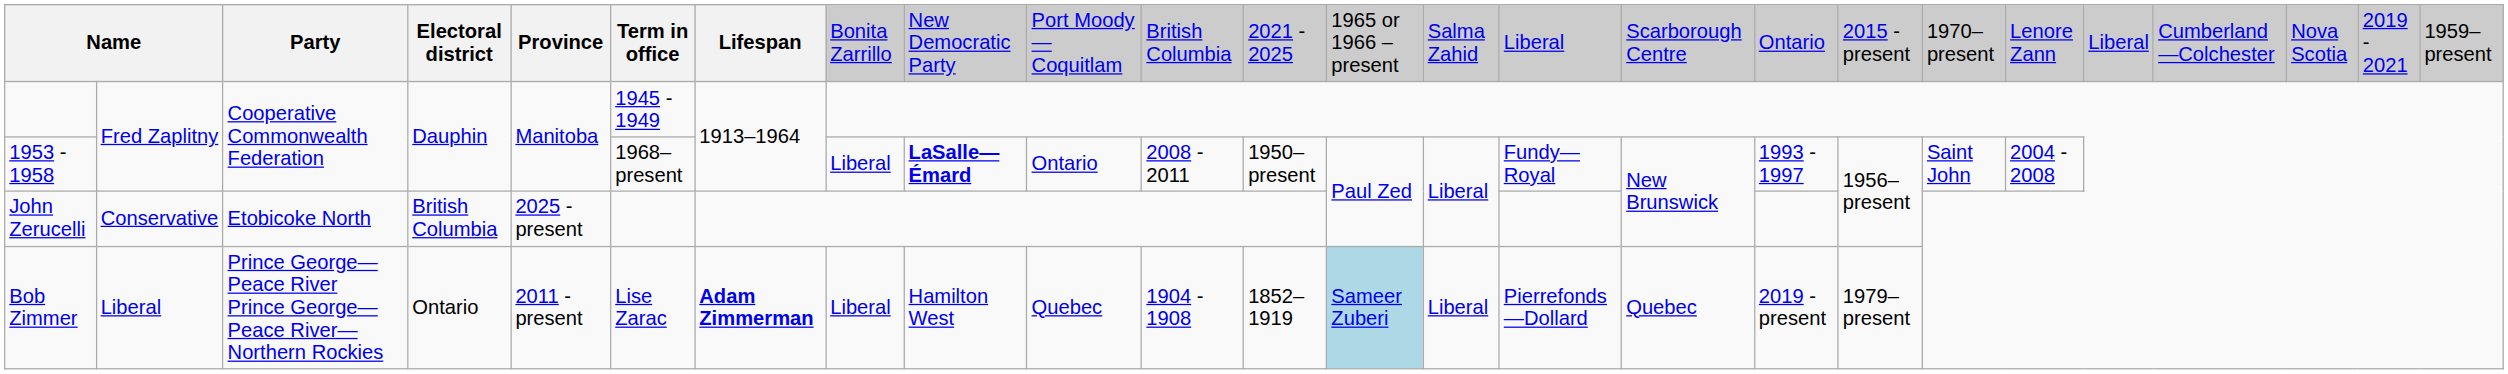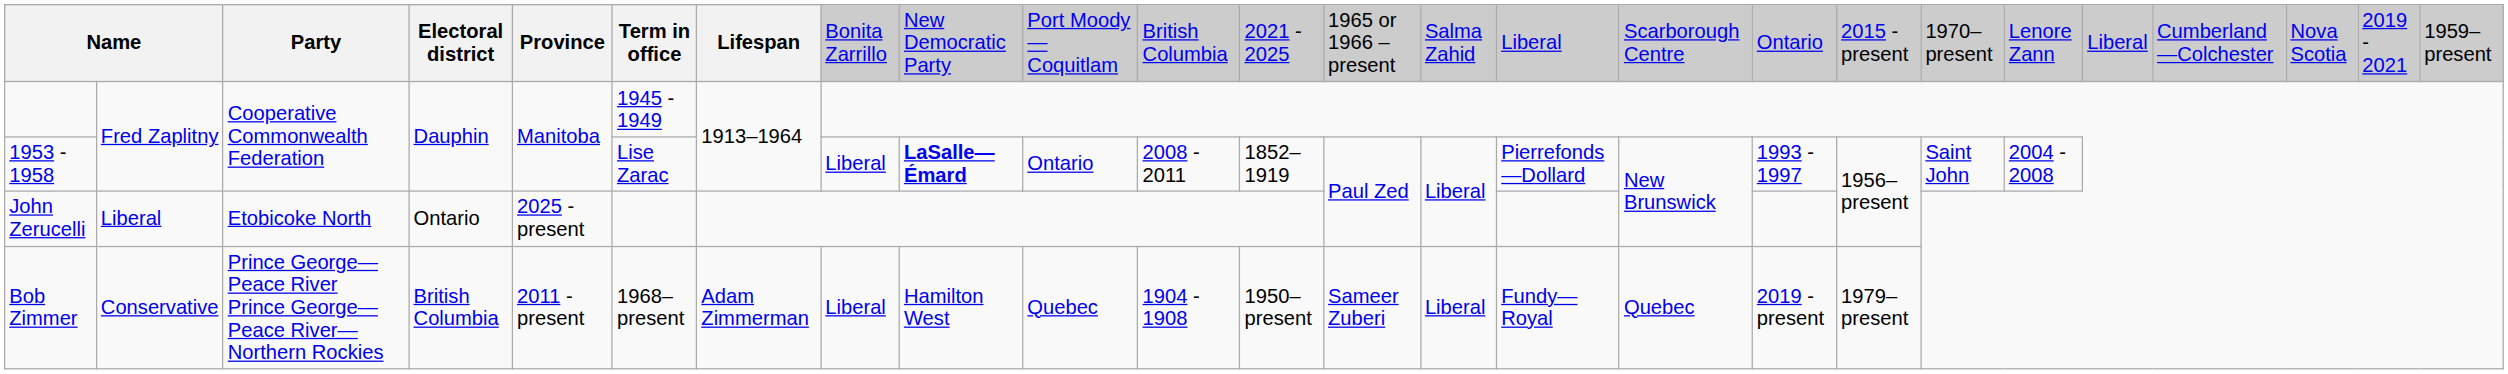(649, 163) 1968–present -> (643, 163) Lise Zarac
(1282, 163) 1950–present -> (1273, 163) 1852–1919
(1542, 163) Fundy—Royal -> (1553, 163) Pierrefonds—Dollard
(159, 218) Conservative -> (131, 218) Liberal
(455, 218) British Columbia -> (447, 218) Ontario
(131, 307) Liberal -> (160, 307) Conservative
(445, 307) Ontario -> (456, 307) British Columbia
(641, 307) Lise Zarac -> (651, 307) 1968–present
(756, 307) bold -> (755, 307) normal
(1276, 307) 1852–1919 -> (1278, 307) 1950–present
(1367, 307) lightblue background -> (1363, 307) no background
(1555, 307) Pierrefonds—Dollard -> (1539, 307) Fundy—Royal
